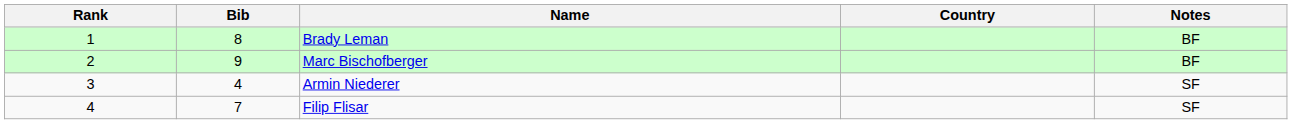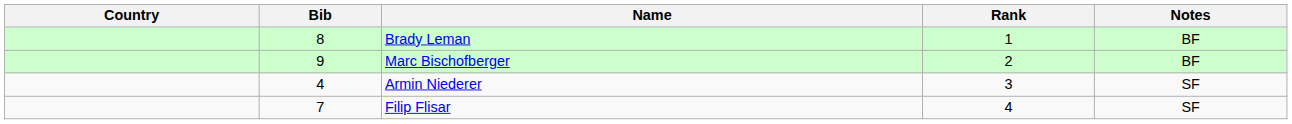columns swapped: (91, 15) <-> (967, 15)
